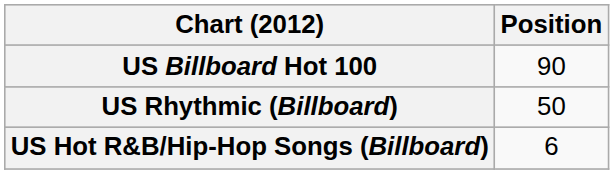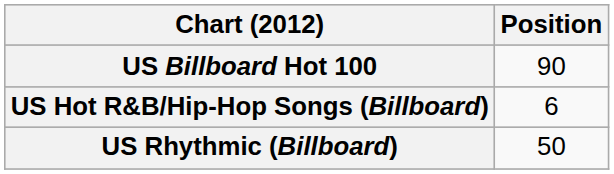rows swapped: (250, 147) <-> (250, 106)
